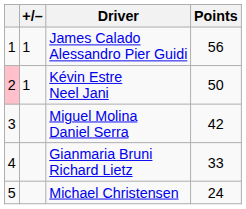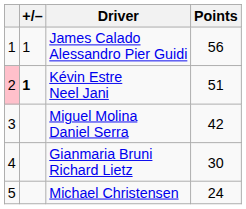(26, 85) normal -> (26, 85) bold
(216, 85) 50 -> (216, 85) 51
(216, 162) 33 -> (216, 162) 30
